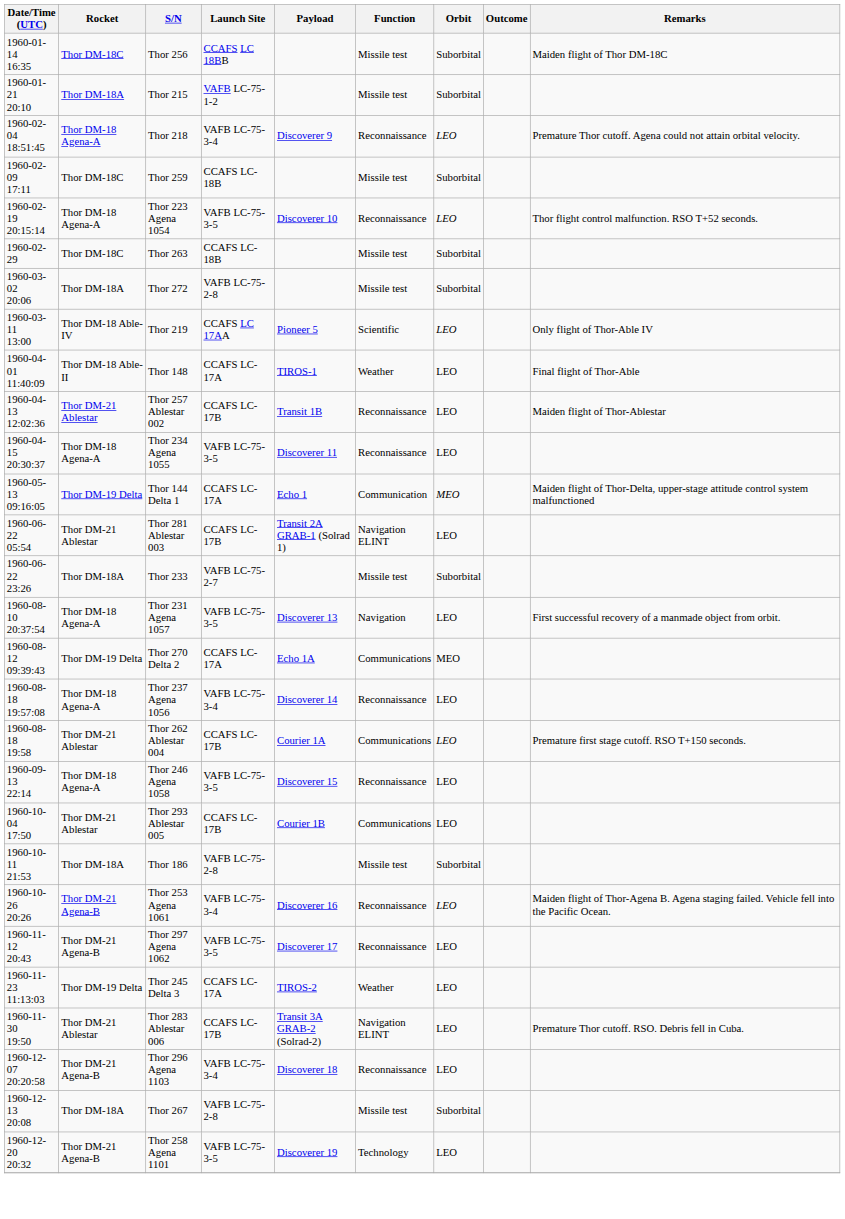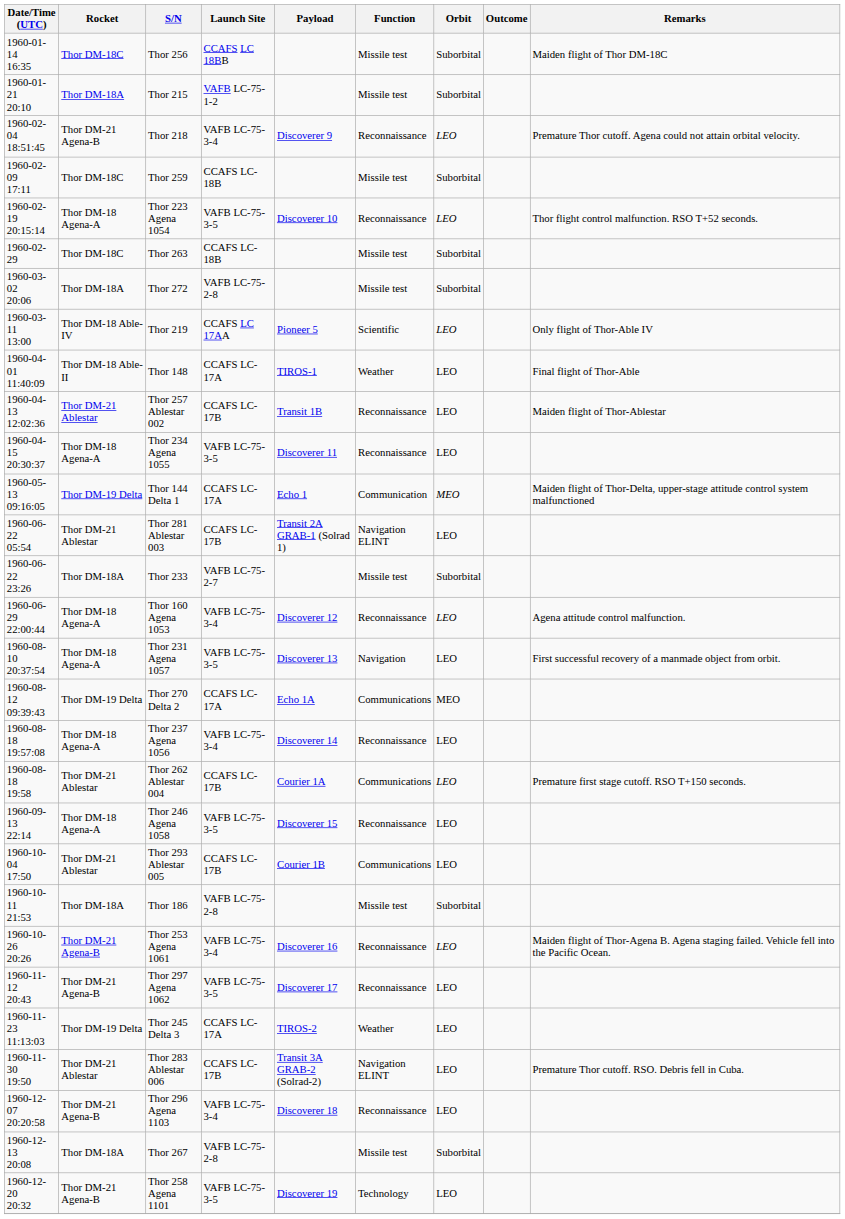(89, 136) Thor DM-18 Agena-A -> (89, 136) Thor DM-21 Agena-B
+ row: (168, 617)
